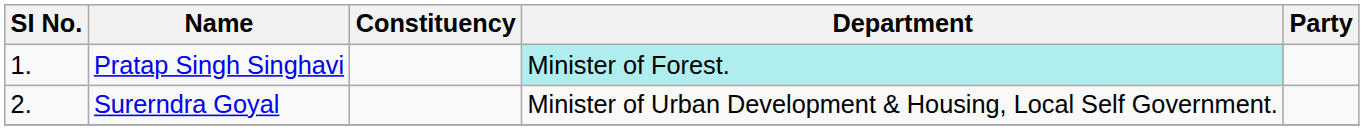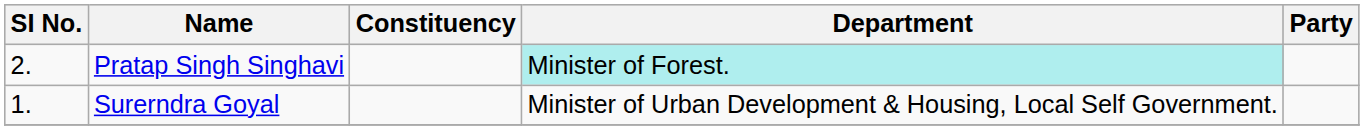(21, 64) 1. -> (21, 64) 2.
(21, 104) 2. -> (21, 104) 1.
